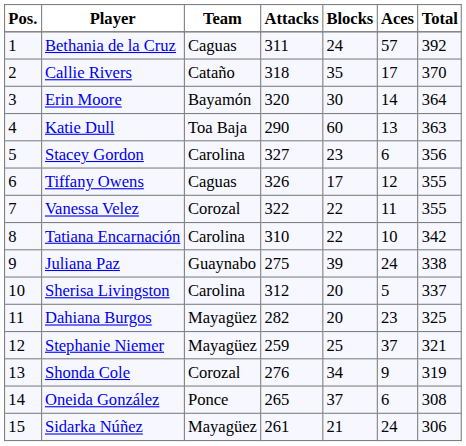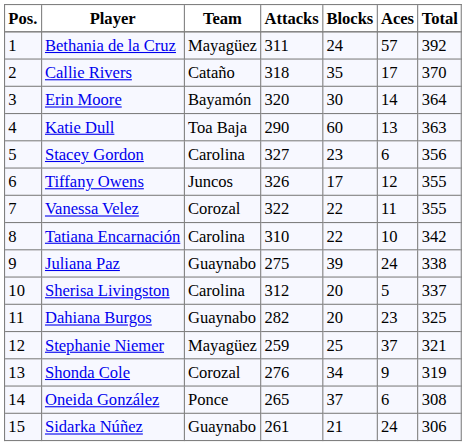(212, 45) Caguas -> (222, 45) Mayagüez
(212, 181) Caguas -> (210, 181) Juncos
(222, 317) Mayagüez -> (222, 317) Guaynabo
(222, 426) Mayagüez -> (222, 426) Guaynabo
